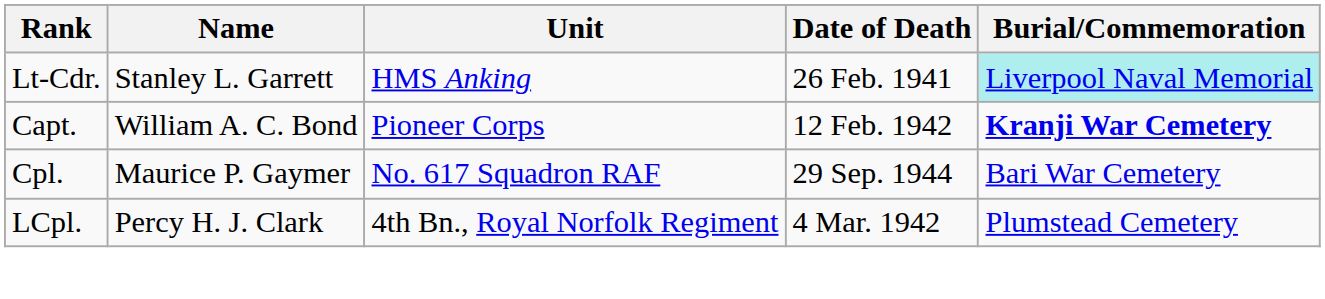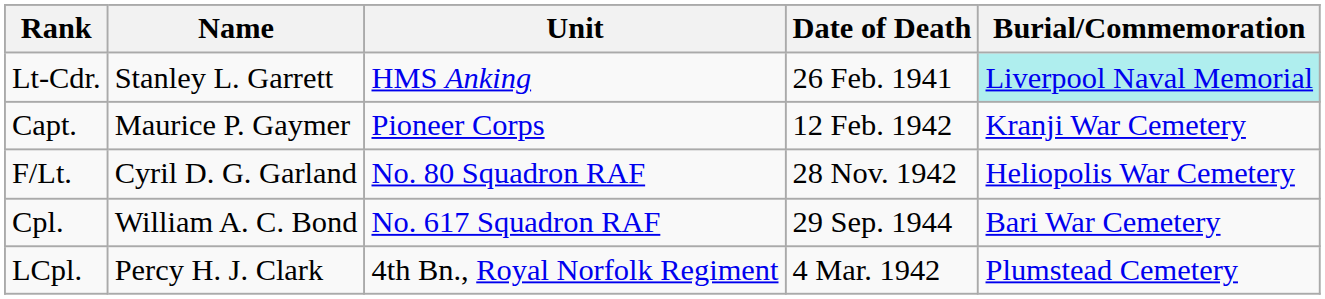(236, 125) William A. C. Bond -> (232, 125) Maurice P. Gaymer
(1128, 125) bold -> (1116, 125) normal
+ row: (42, 173)
(232, 173) Maurice P. Gaymer -> (236, 221) William A. C. Bond
